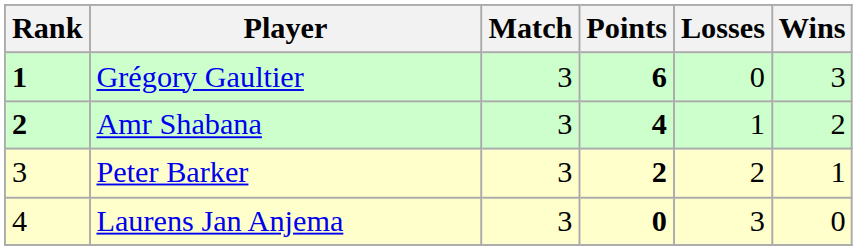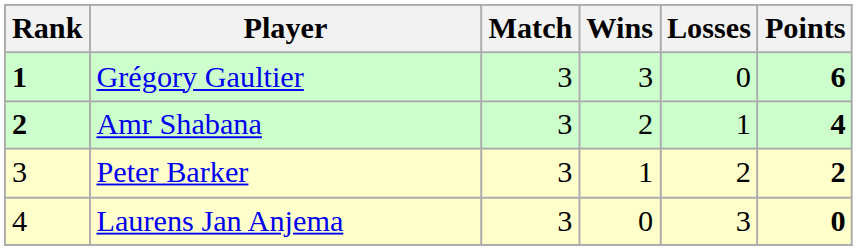columns swapped: (812, 28) <-> (627, 28)
